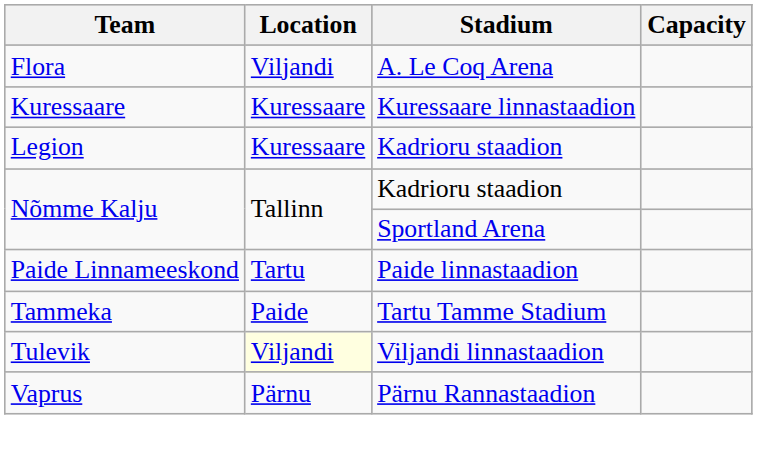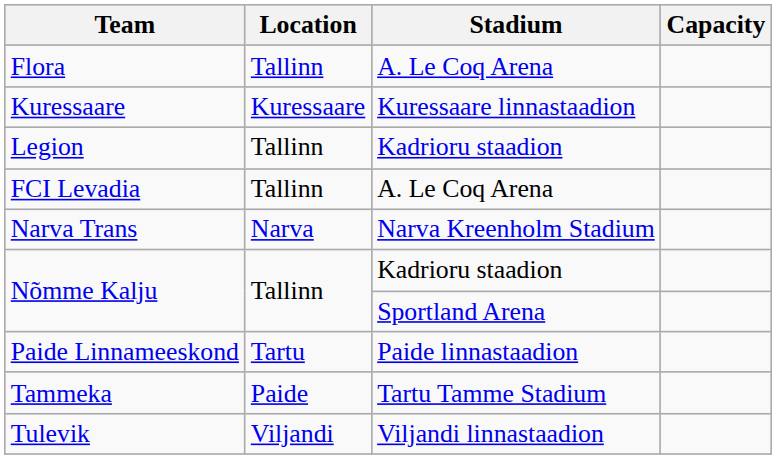(292, 65) Viljandi -> (287, 65) Tallinn
(308, 147) Kuressaare -> (287, 147) Tallinn
+ row: (75, 188)
+ row: (74, 229)
(292, 351) lightyellow background -> (292, 433) no background
- row: (47, 392)
